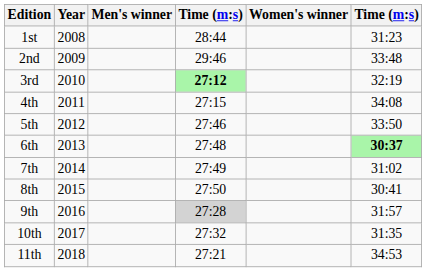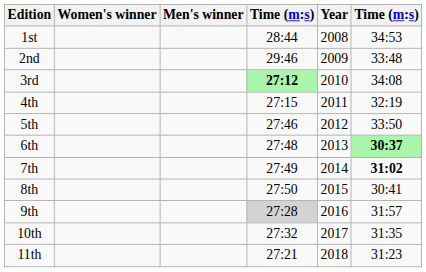columns swapped: (71, 15) <-> (299, 15)
(387, 37) 31:23 -> (387, 37) 34:53
(387, 80) 32:19 -> (387, 80) 34:08
(387, 102) 34:08 -> (387, 102) 32:19
(387, 168) normal -> (387, 168) bold
(387, 255) 34:53 -> (387, 255) 31:23
